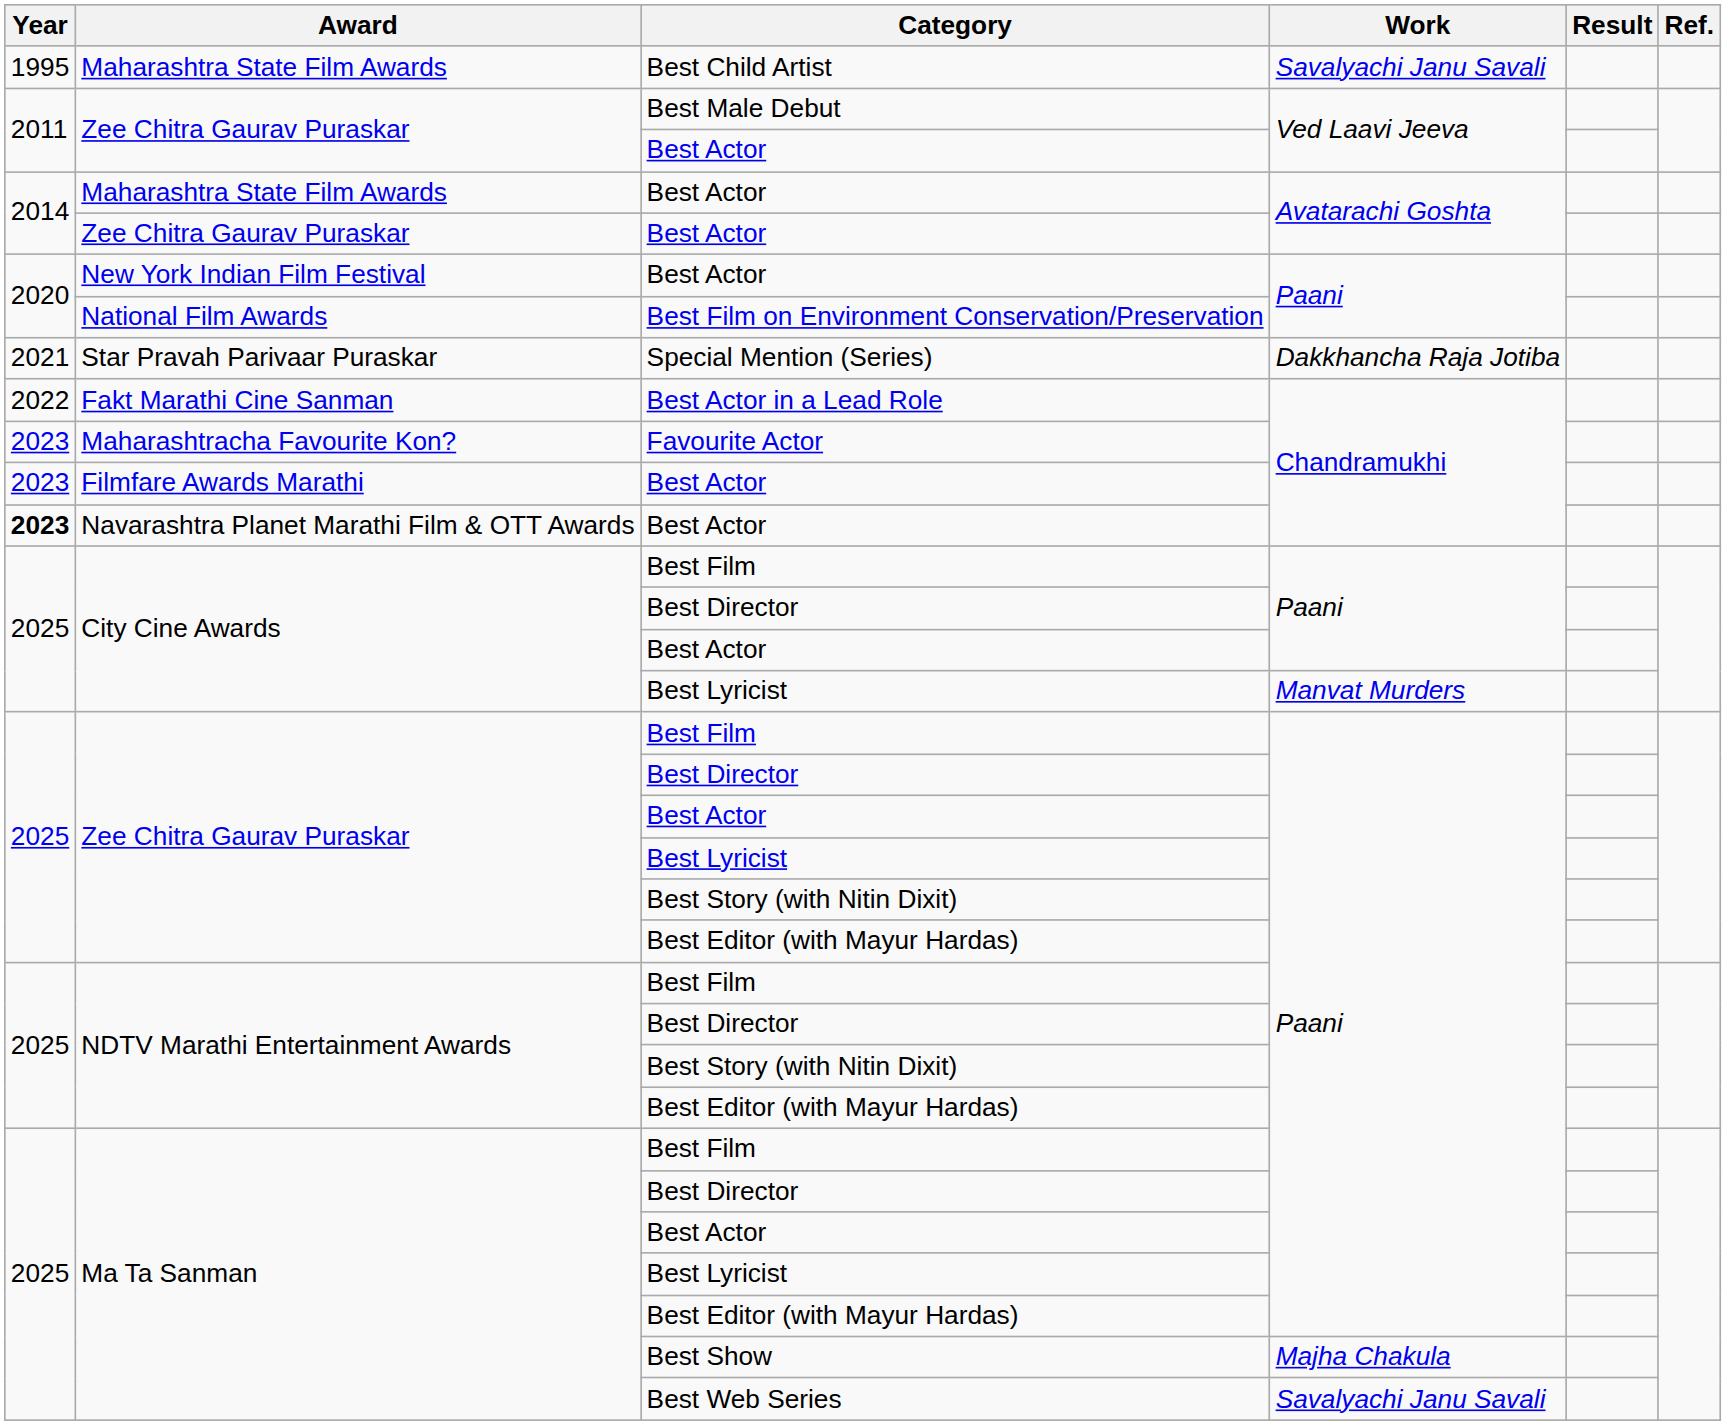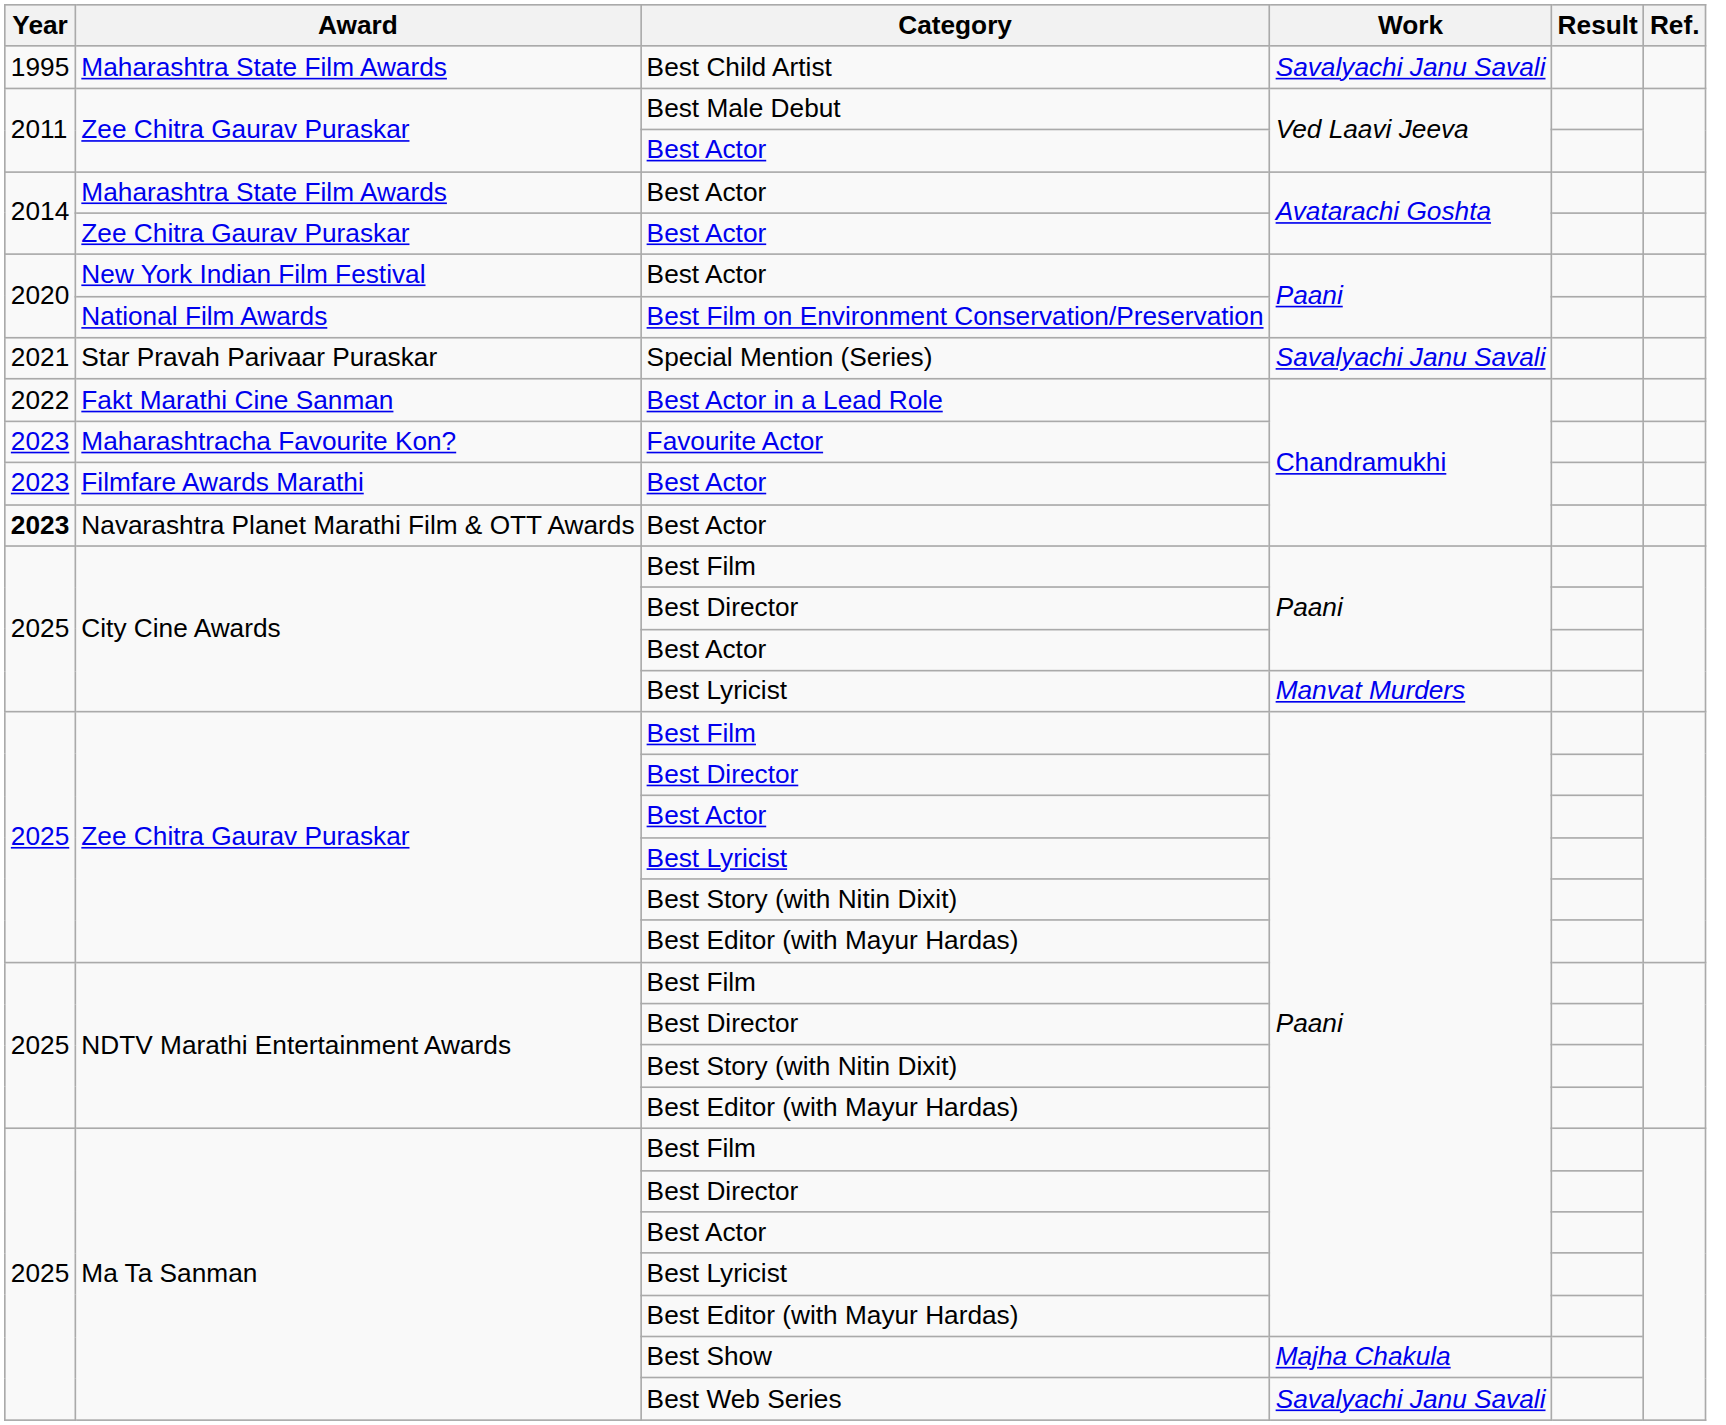(1418, 358) Dakkhancha Raja Jotiba -> (1411, 358) Savalyachi Janu Savali
